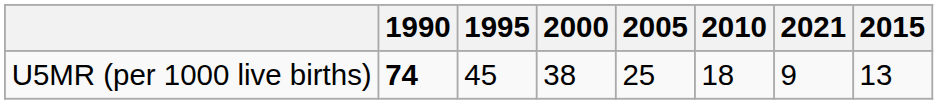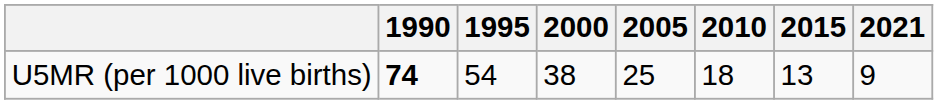columns swapped: (892, 27) <-> (813, 27)
(481, 74) 45 -> (481, 74) 54
